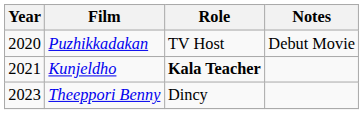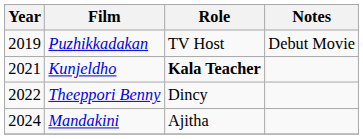(25, 43) 2020 -> (25, 43) 2019
(25, 95) 2023 -> (25, 95) 2022
+ row: (84, 120)
